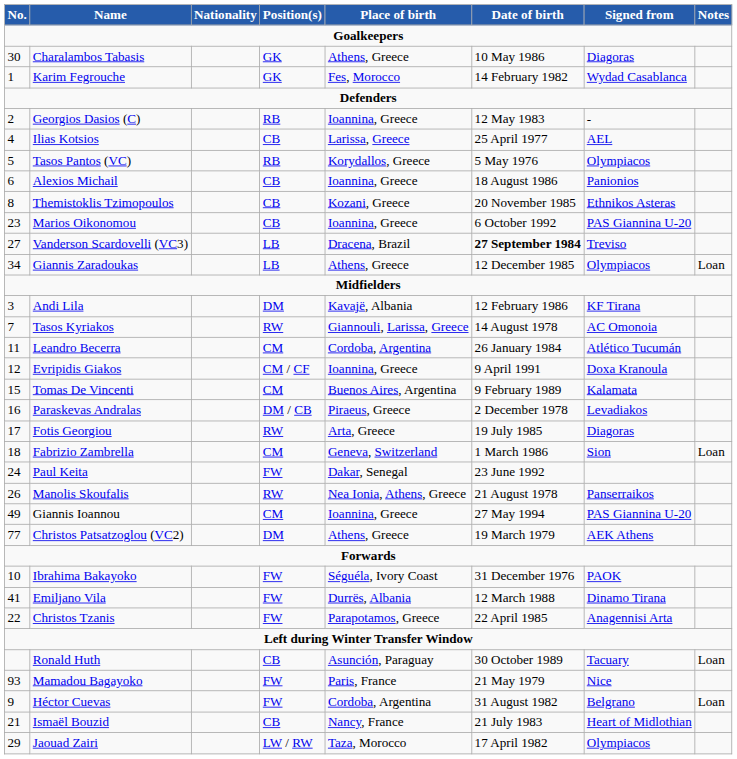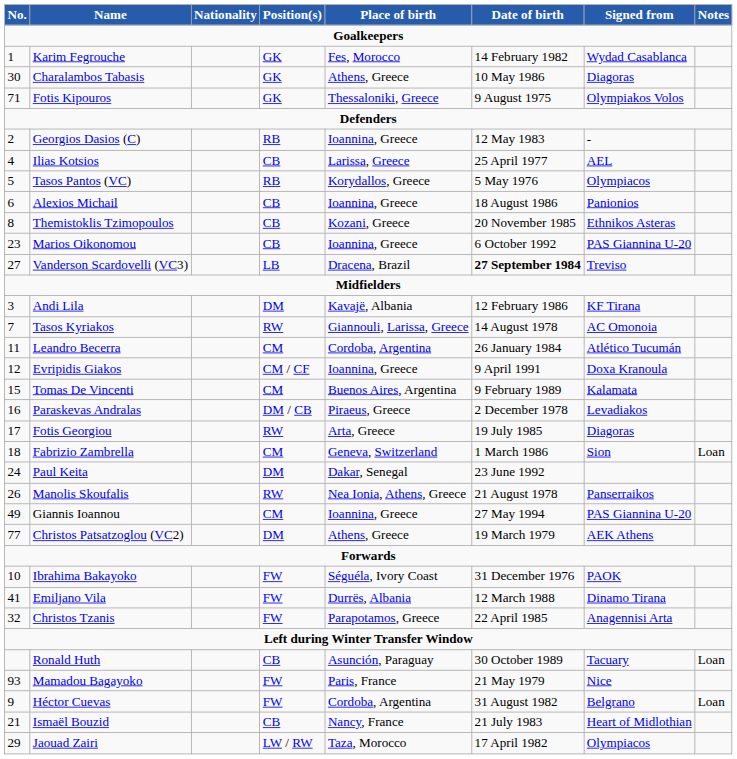rows swapped: (79, 77) <-> (89, 56)
+ row: (72, 98)
- row: (85, 264)
(273, 472) FW -> (273, 472) DM
(14, 618) 22 -> (14, 618) 32
